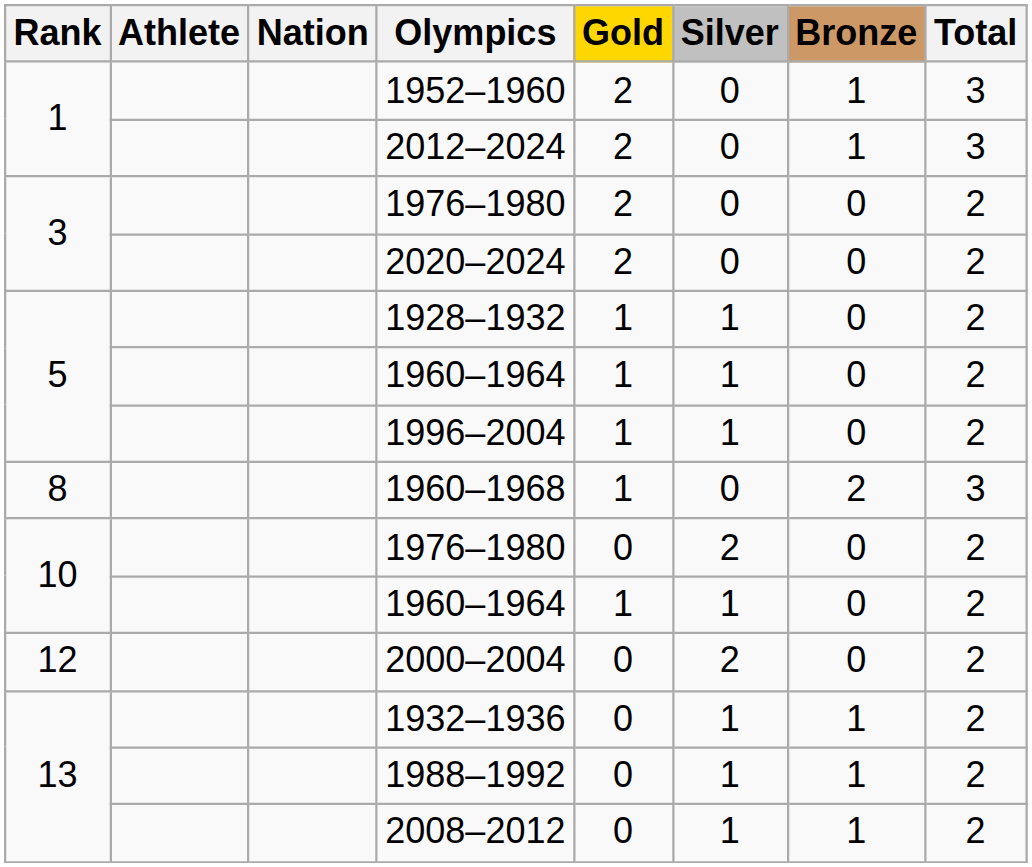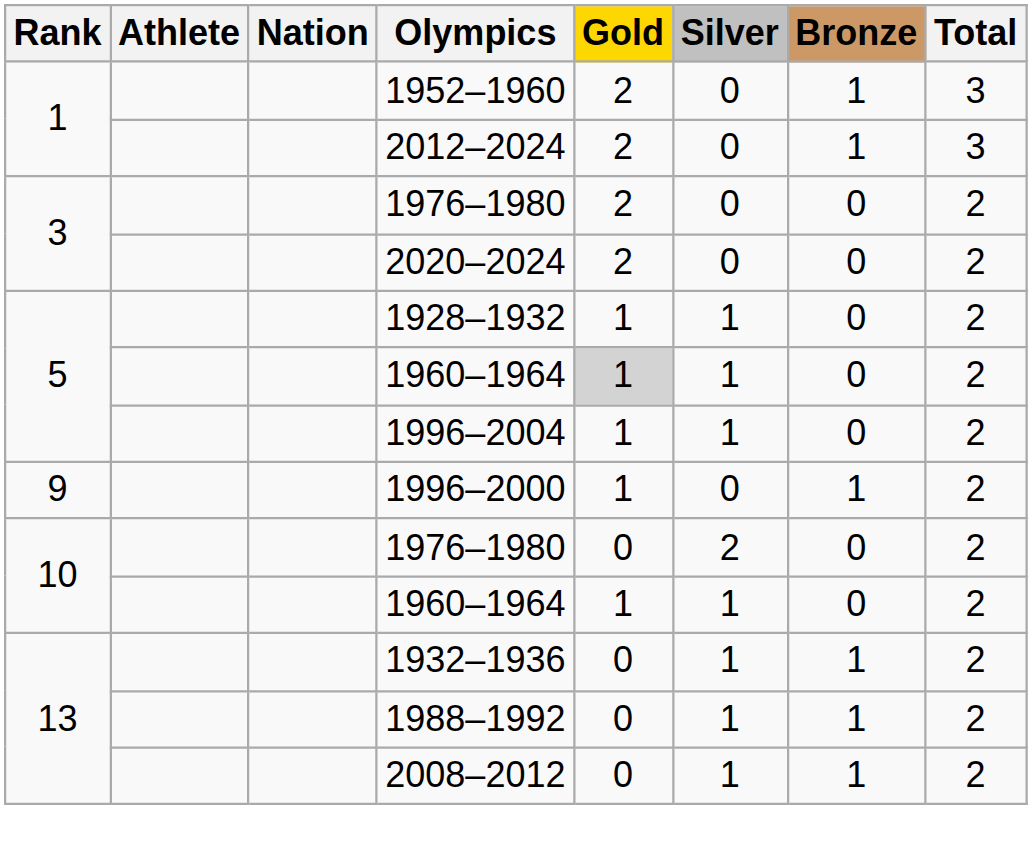(623, 375) no background -> (623, 375) lightgrey background
- row: (57, 489)
+ row: (57, 489)
- row: (57, 661)
